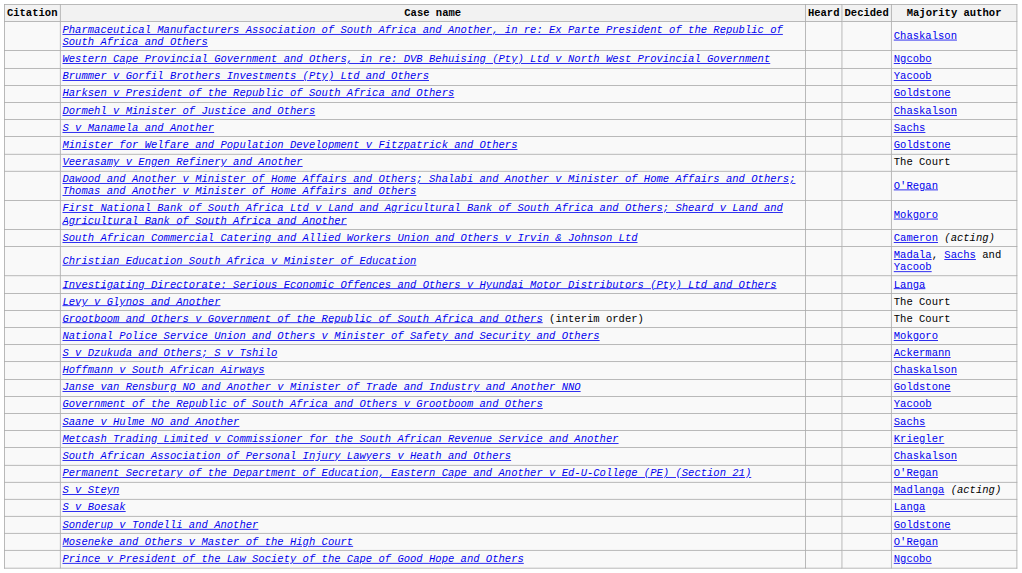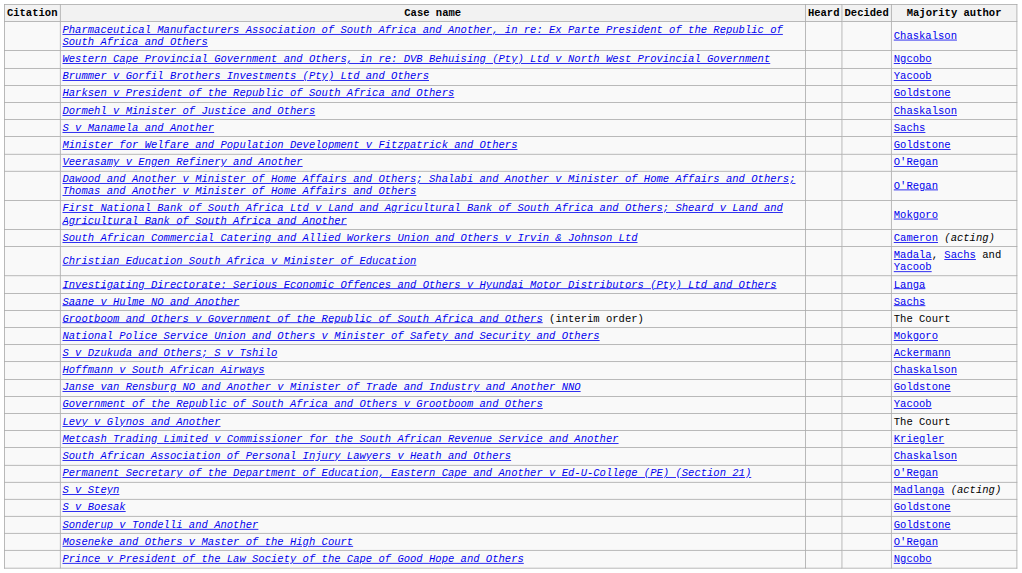(922, 162) The Court -> (916, 162) O'Regan
rows swapped: (151, 422) <-> (141, 302)
(910, 508) Langa -> (922, 508) Goldstone
